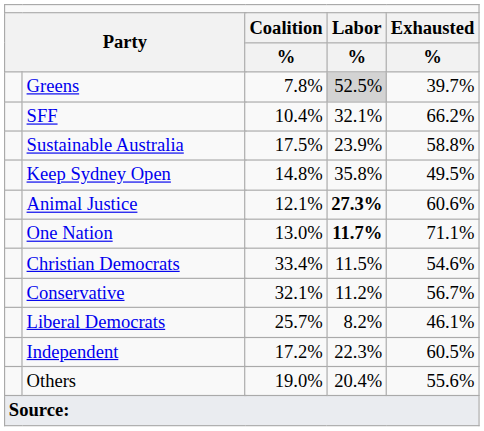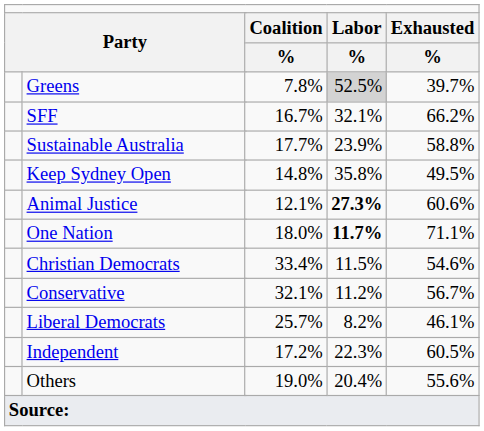(299, 116) 10.4% -> (299, 116) 16.7%
(299, 145) 17.5% -> (299, 145) 17.7%
(299, 233) 13.0% -> (299, 233) 18.0%
